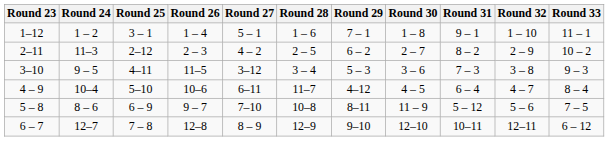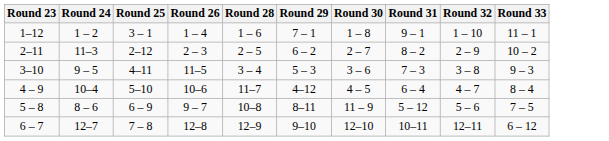- column: (250, 13)
